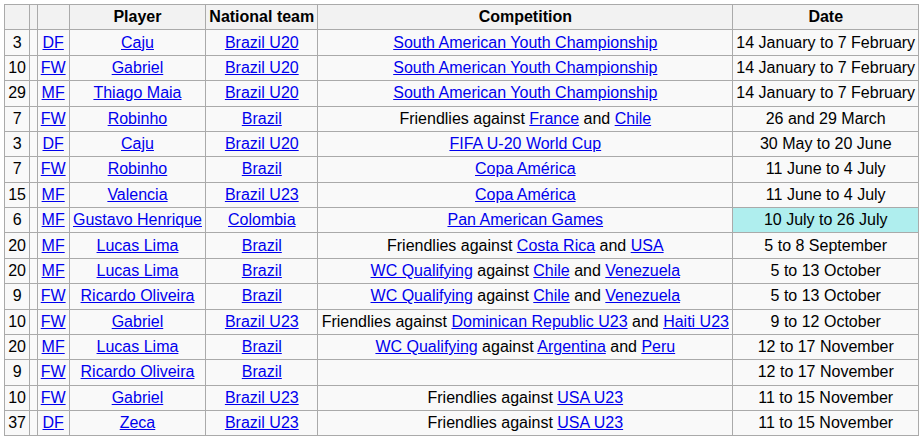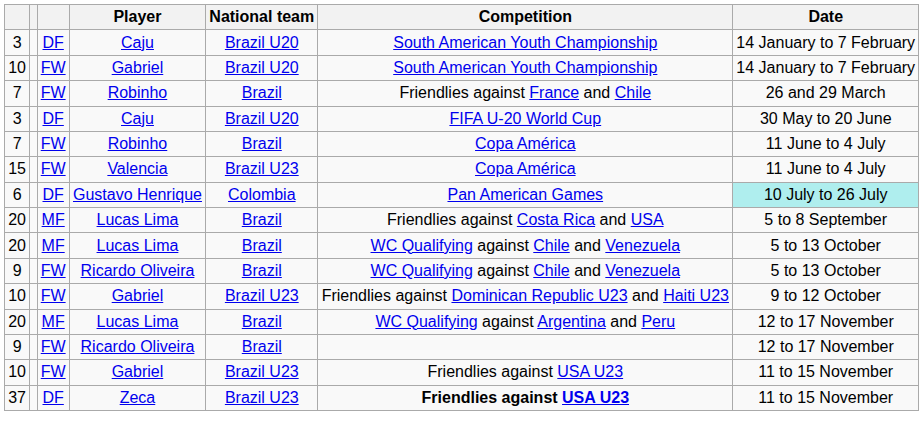- row: (17, 93)
(53, 194) MF -> (53, 169) FW
(53, 220) MF -> (53, 194) DF
(525, 423) normal -> (525, 397) bold
